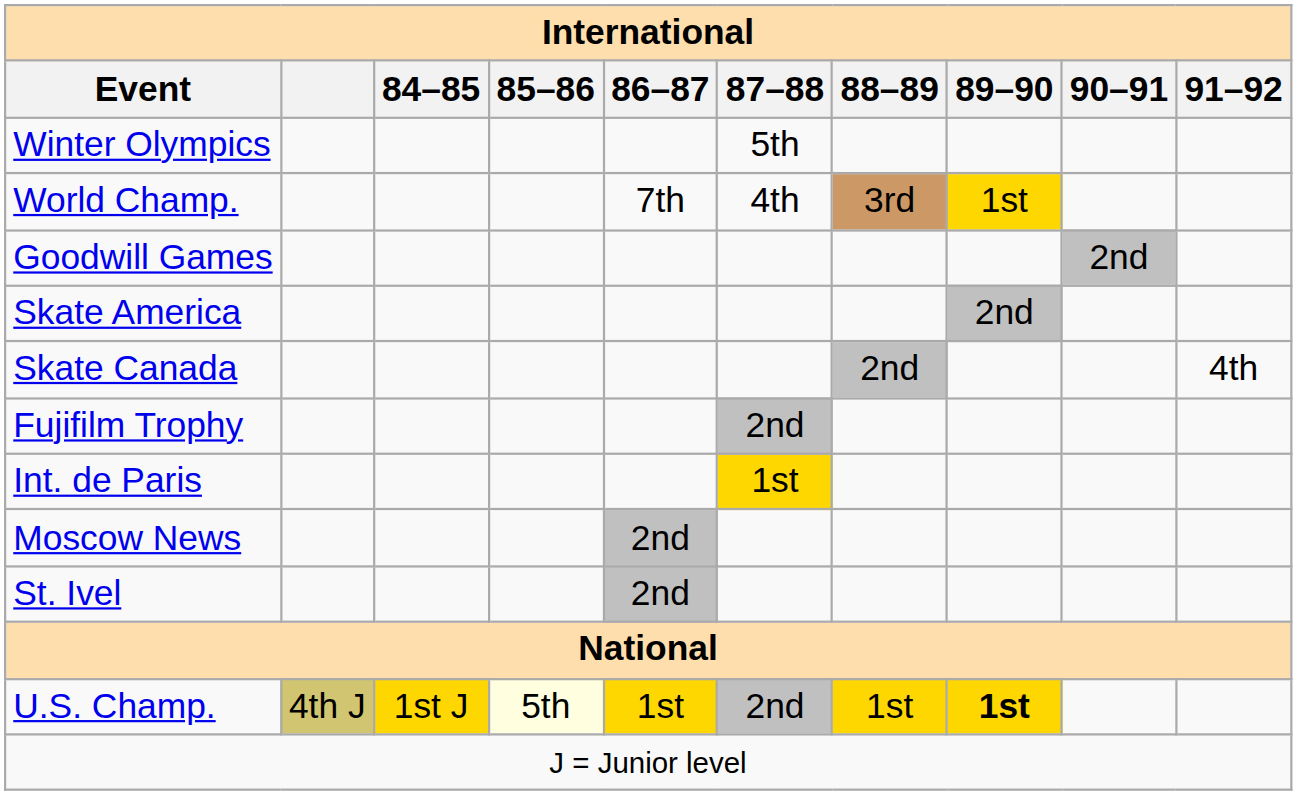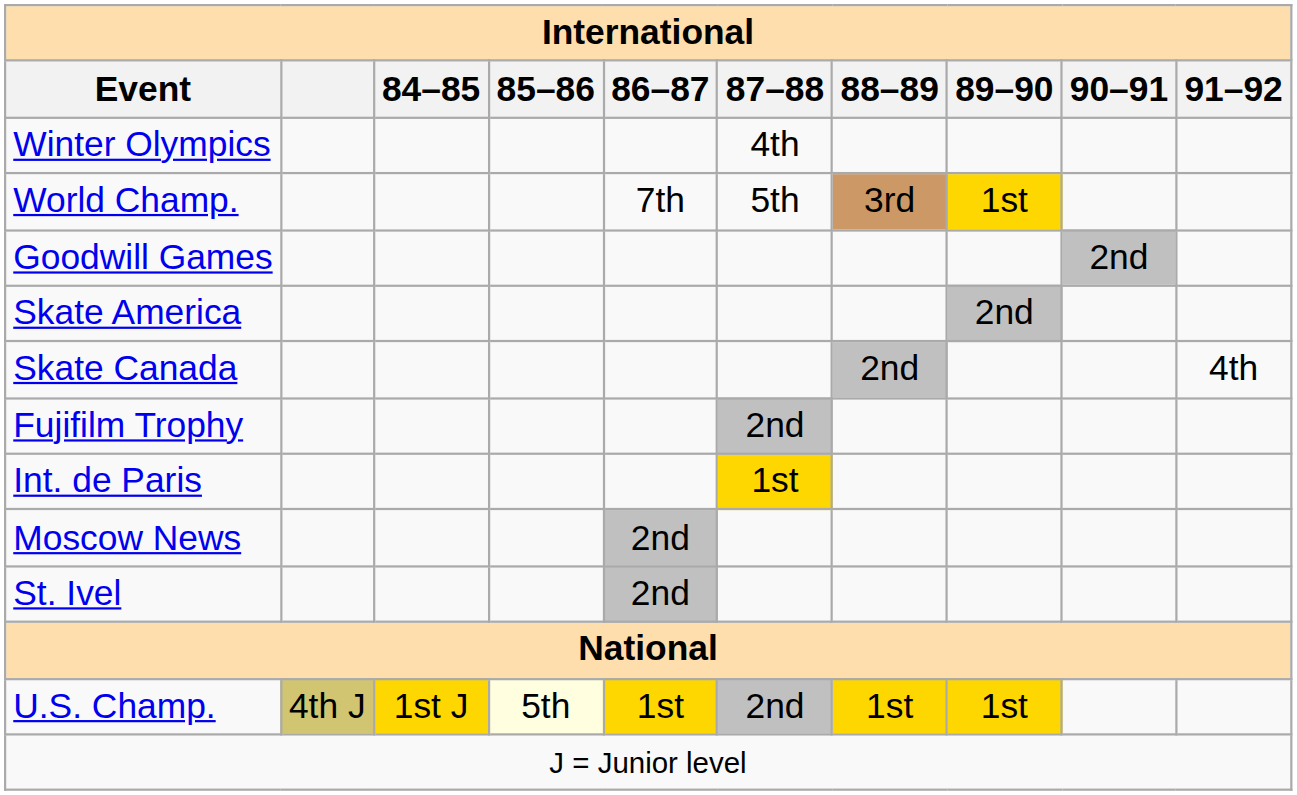(775, 144) 5th -> (775, 144) 4th
(775, 200) 4th -> (775, 200) 5th
(1004, 705) bold -> (1004, 705) normal
